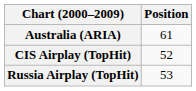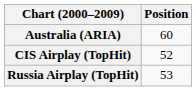(166, 34) 61 -> (166, 34) 60
